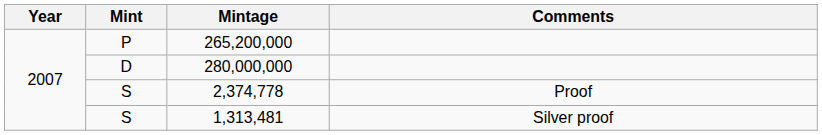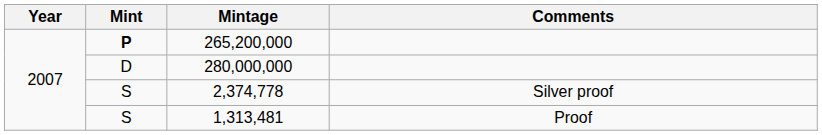(126, 42) normal -> (126, 42) bold
(573, 92) Proof -> (573, 92) Silver proof
(573, 117) Silver proof -> (573, 117) Proof
